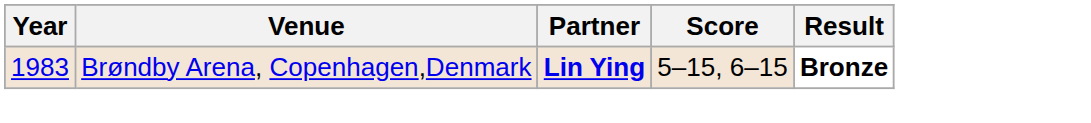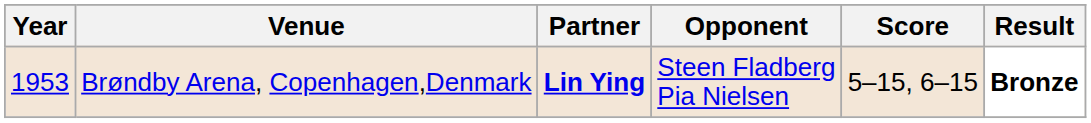+ column: (746, 26)
(40, 67) 1983 -> (40, 82) 1953
